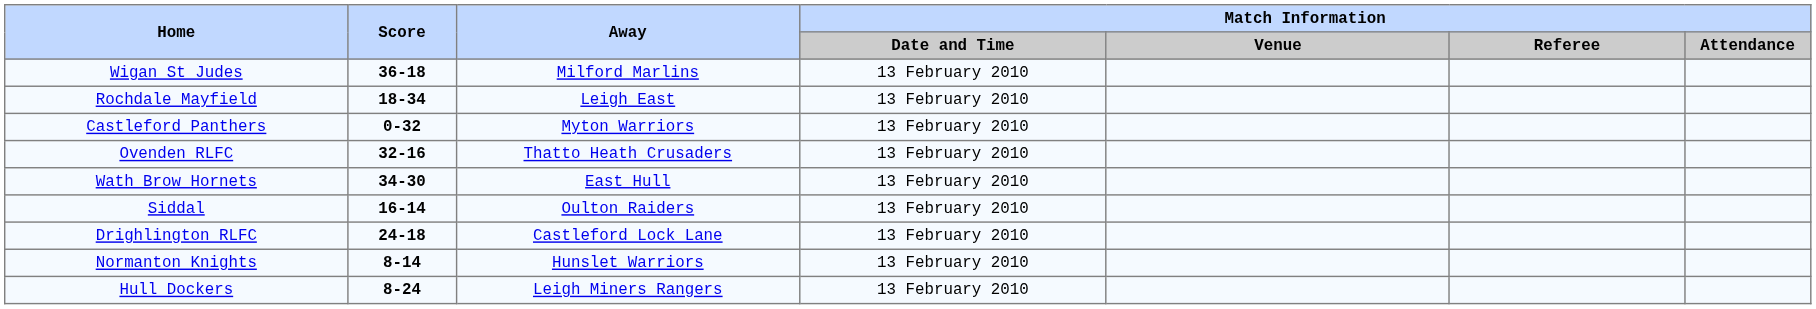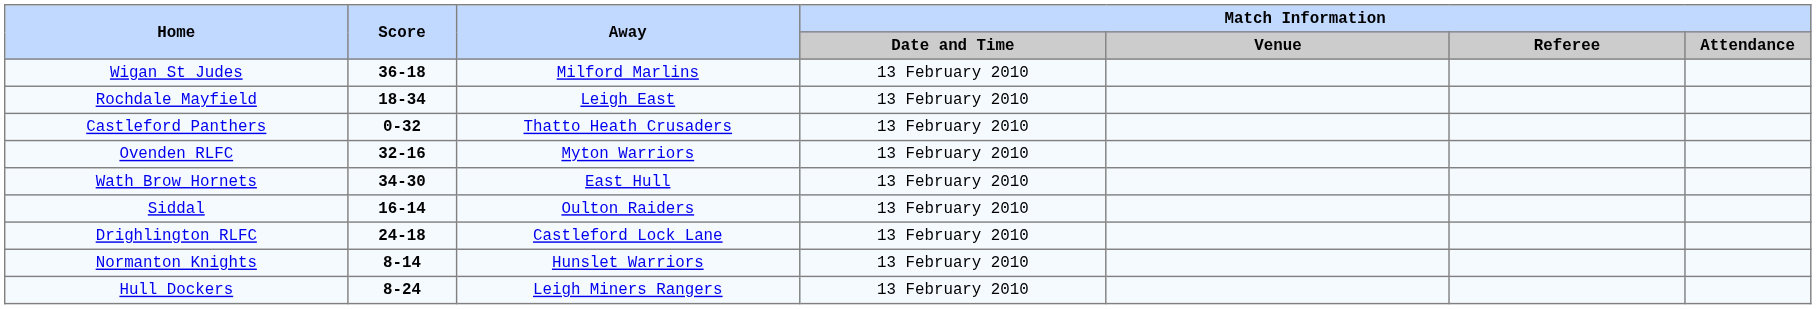(628, 127) Myton Warriors -> (628, 127) Thatto Heath Crusaders
(628, 154) Thatto Heath Crusaders -> (628, 154) Myton Warriors
